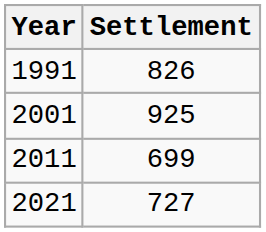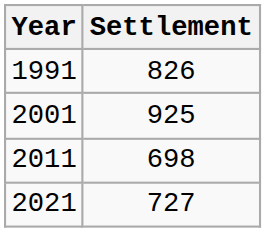(171, 160) 699 -> (171, 160) 698
